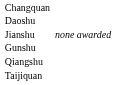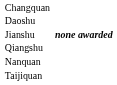(83, 34) normal -> (84, 34) bold
- row: (20, 48)
+ row: (23, 62)
